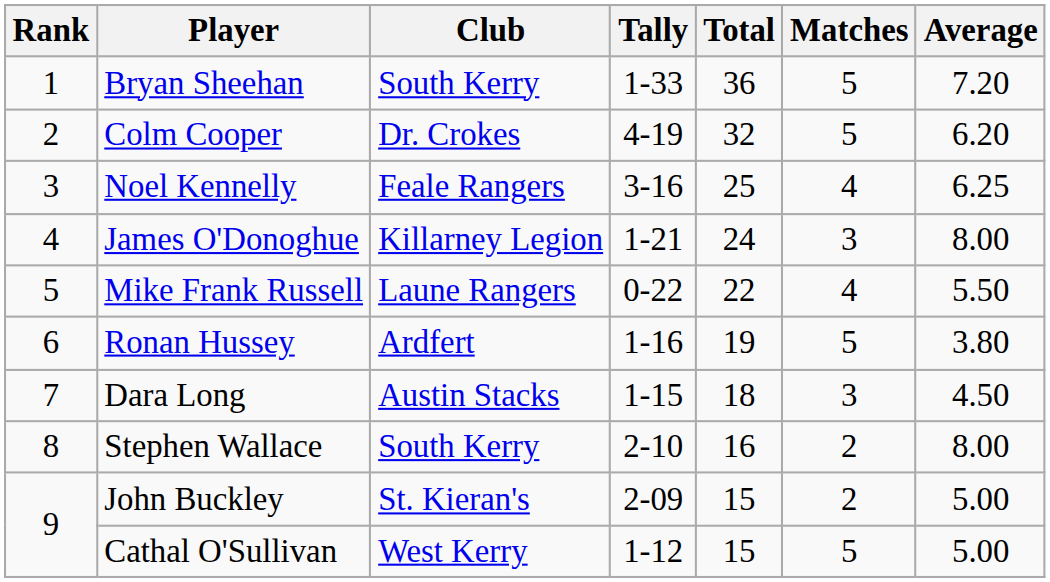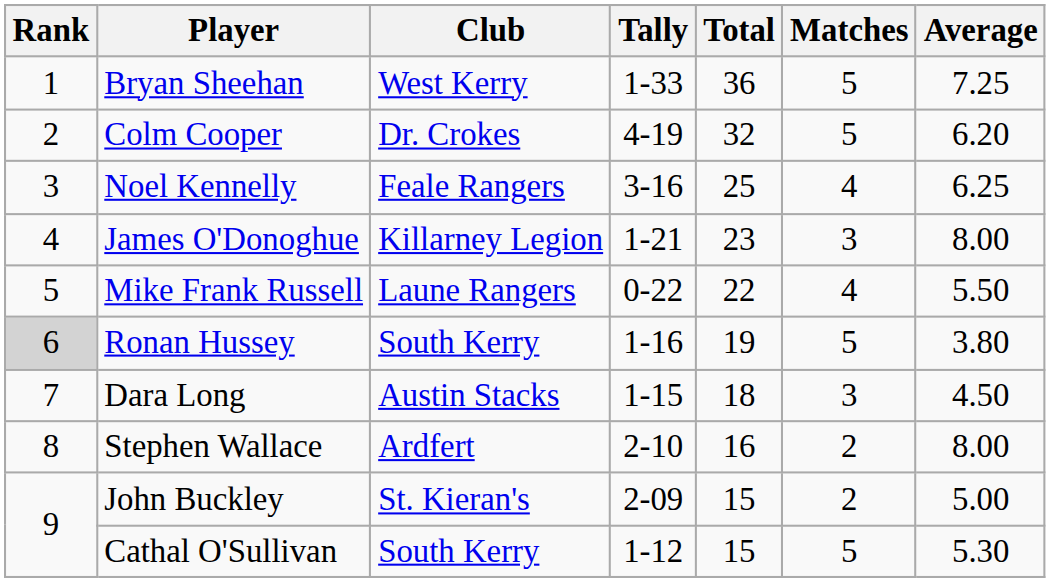(459, 82) South Kerry -> (453, 82) West Kerry
(981, 82) 7.20 -> (981, 82) 7.25
(739, 238) 24 -> (739, 238) 23
(51, 342) no background -> (51, 342) lightgrey background
(426, 342) Ardfert -> (459, 342) South Kerry
(459, 446) South Kerry -> (426, 446) Ardfert
(453, 550) West Kerry -> (459, 550) South Kerry
(981, 550) 5.00 -> (981, 550) 5.30
